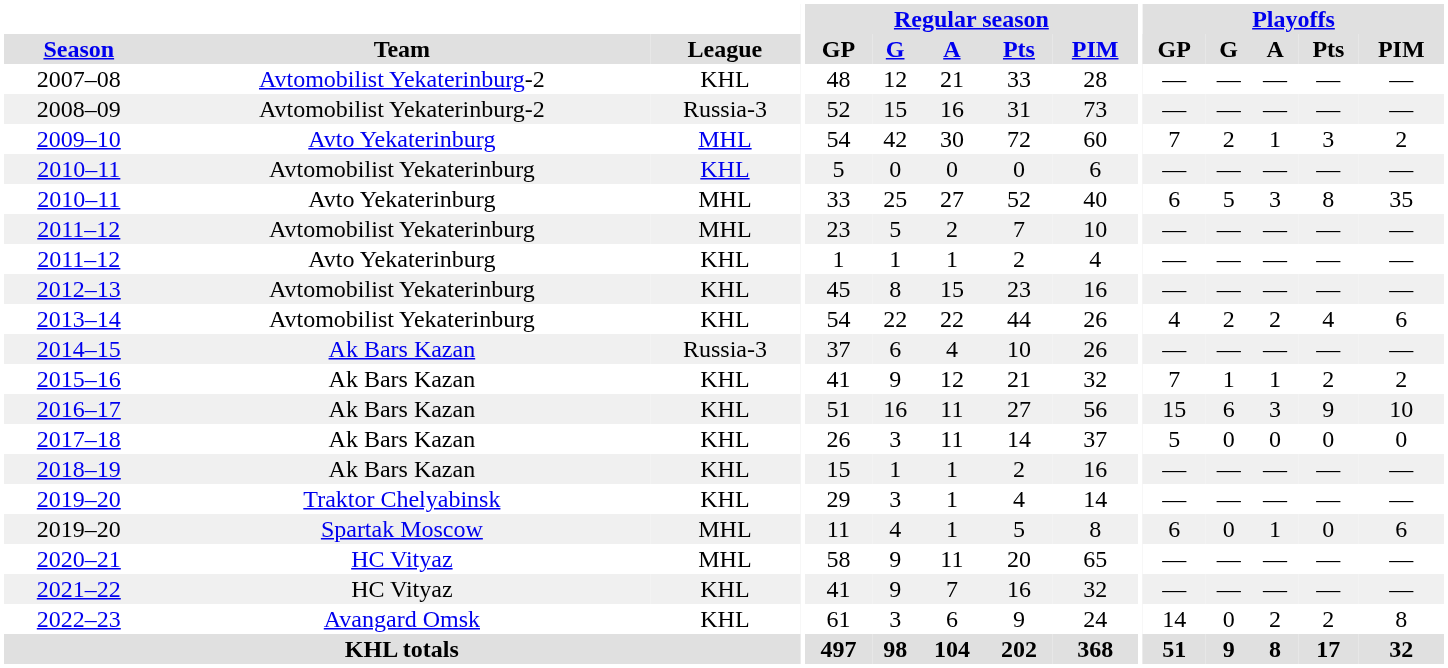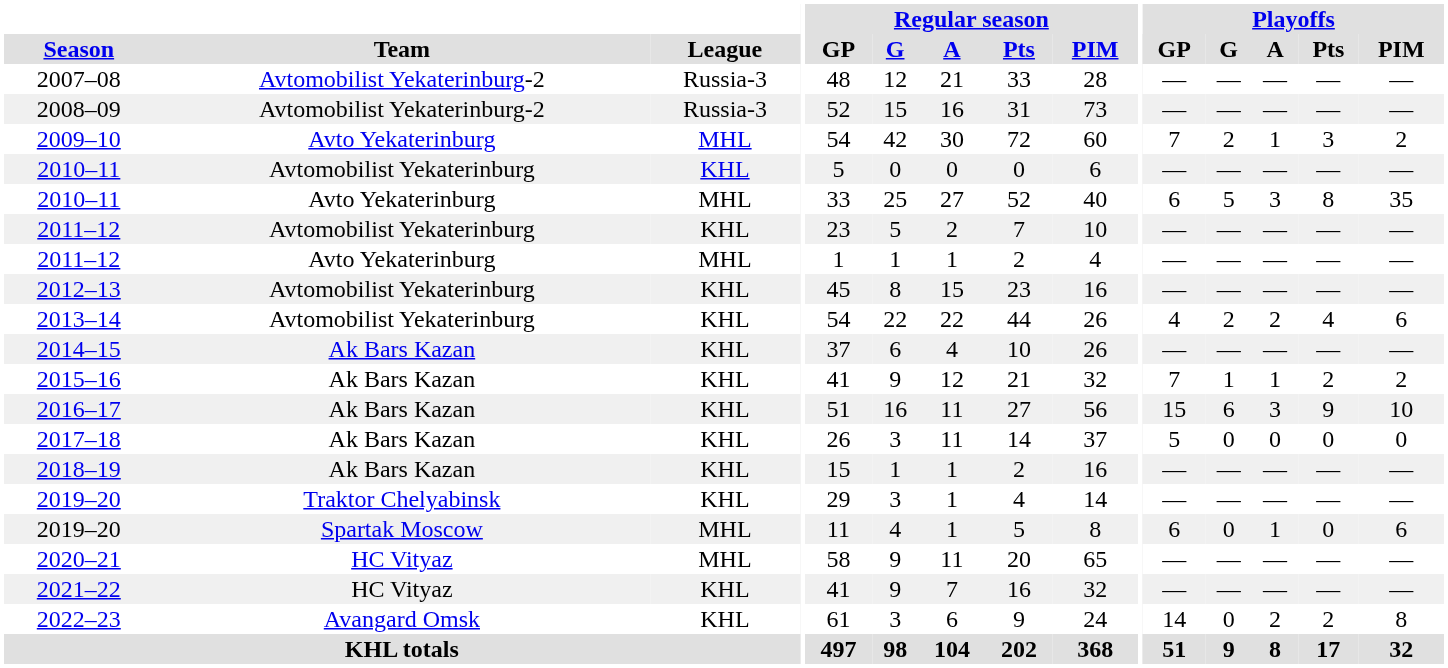(725, 78) KHL -> (725, 78) Russia-3
(725, 228) MHL -> (725, 228) KHL
(725, 258) KHL -> (725, 258) MHL
(725, 348) Russia-3 -> (725, 348) KHL
